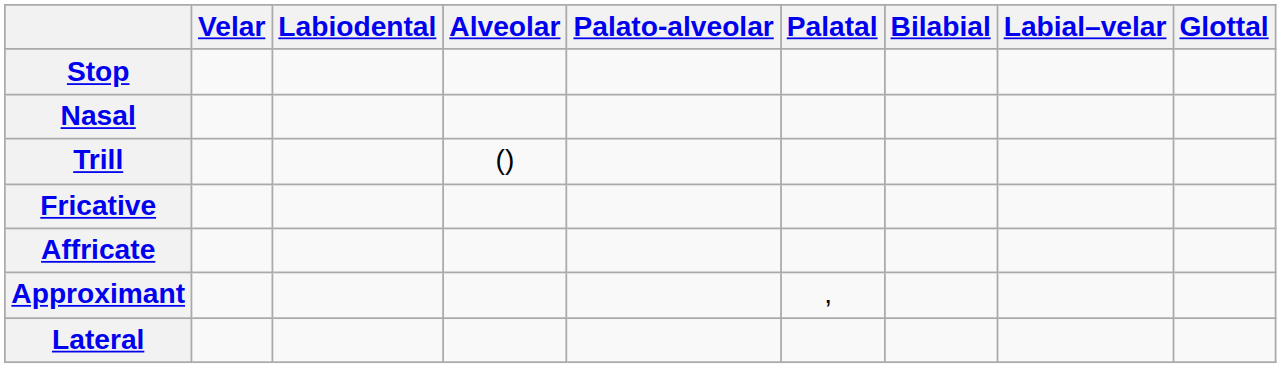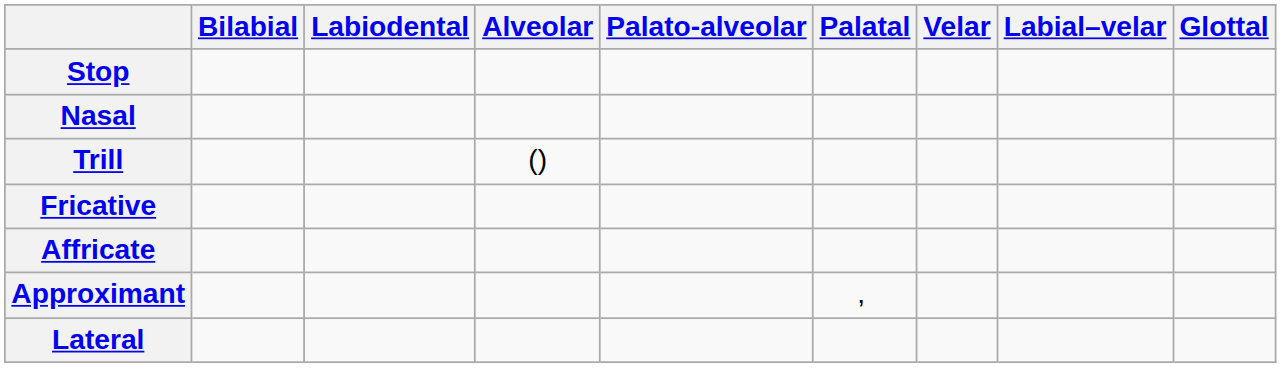columns swapped: (941, 26) <-> (232, 26)
